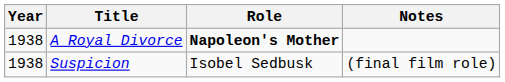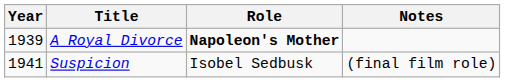(26, 40) 1938 -> (26, 40) 1939
(26, 64) 1938 -> (26, 64) 1941
